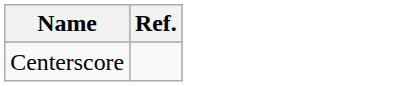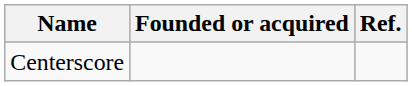+ column: (242, 23)
